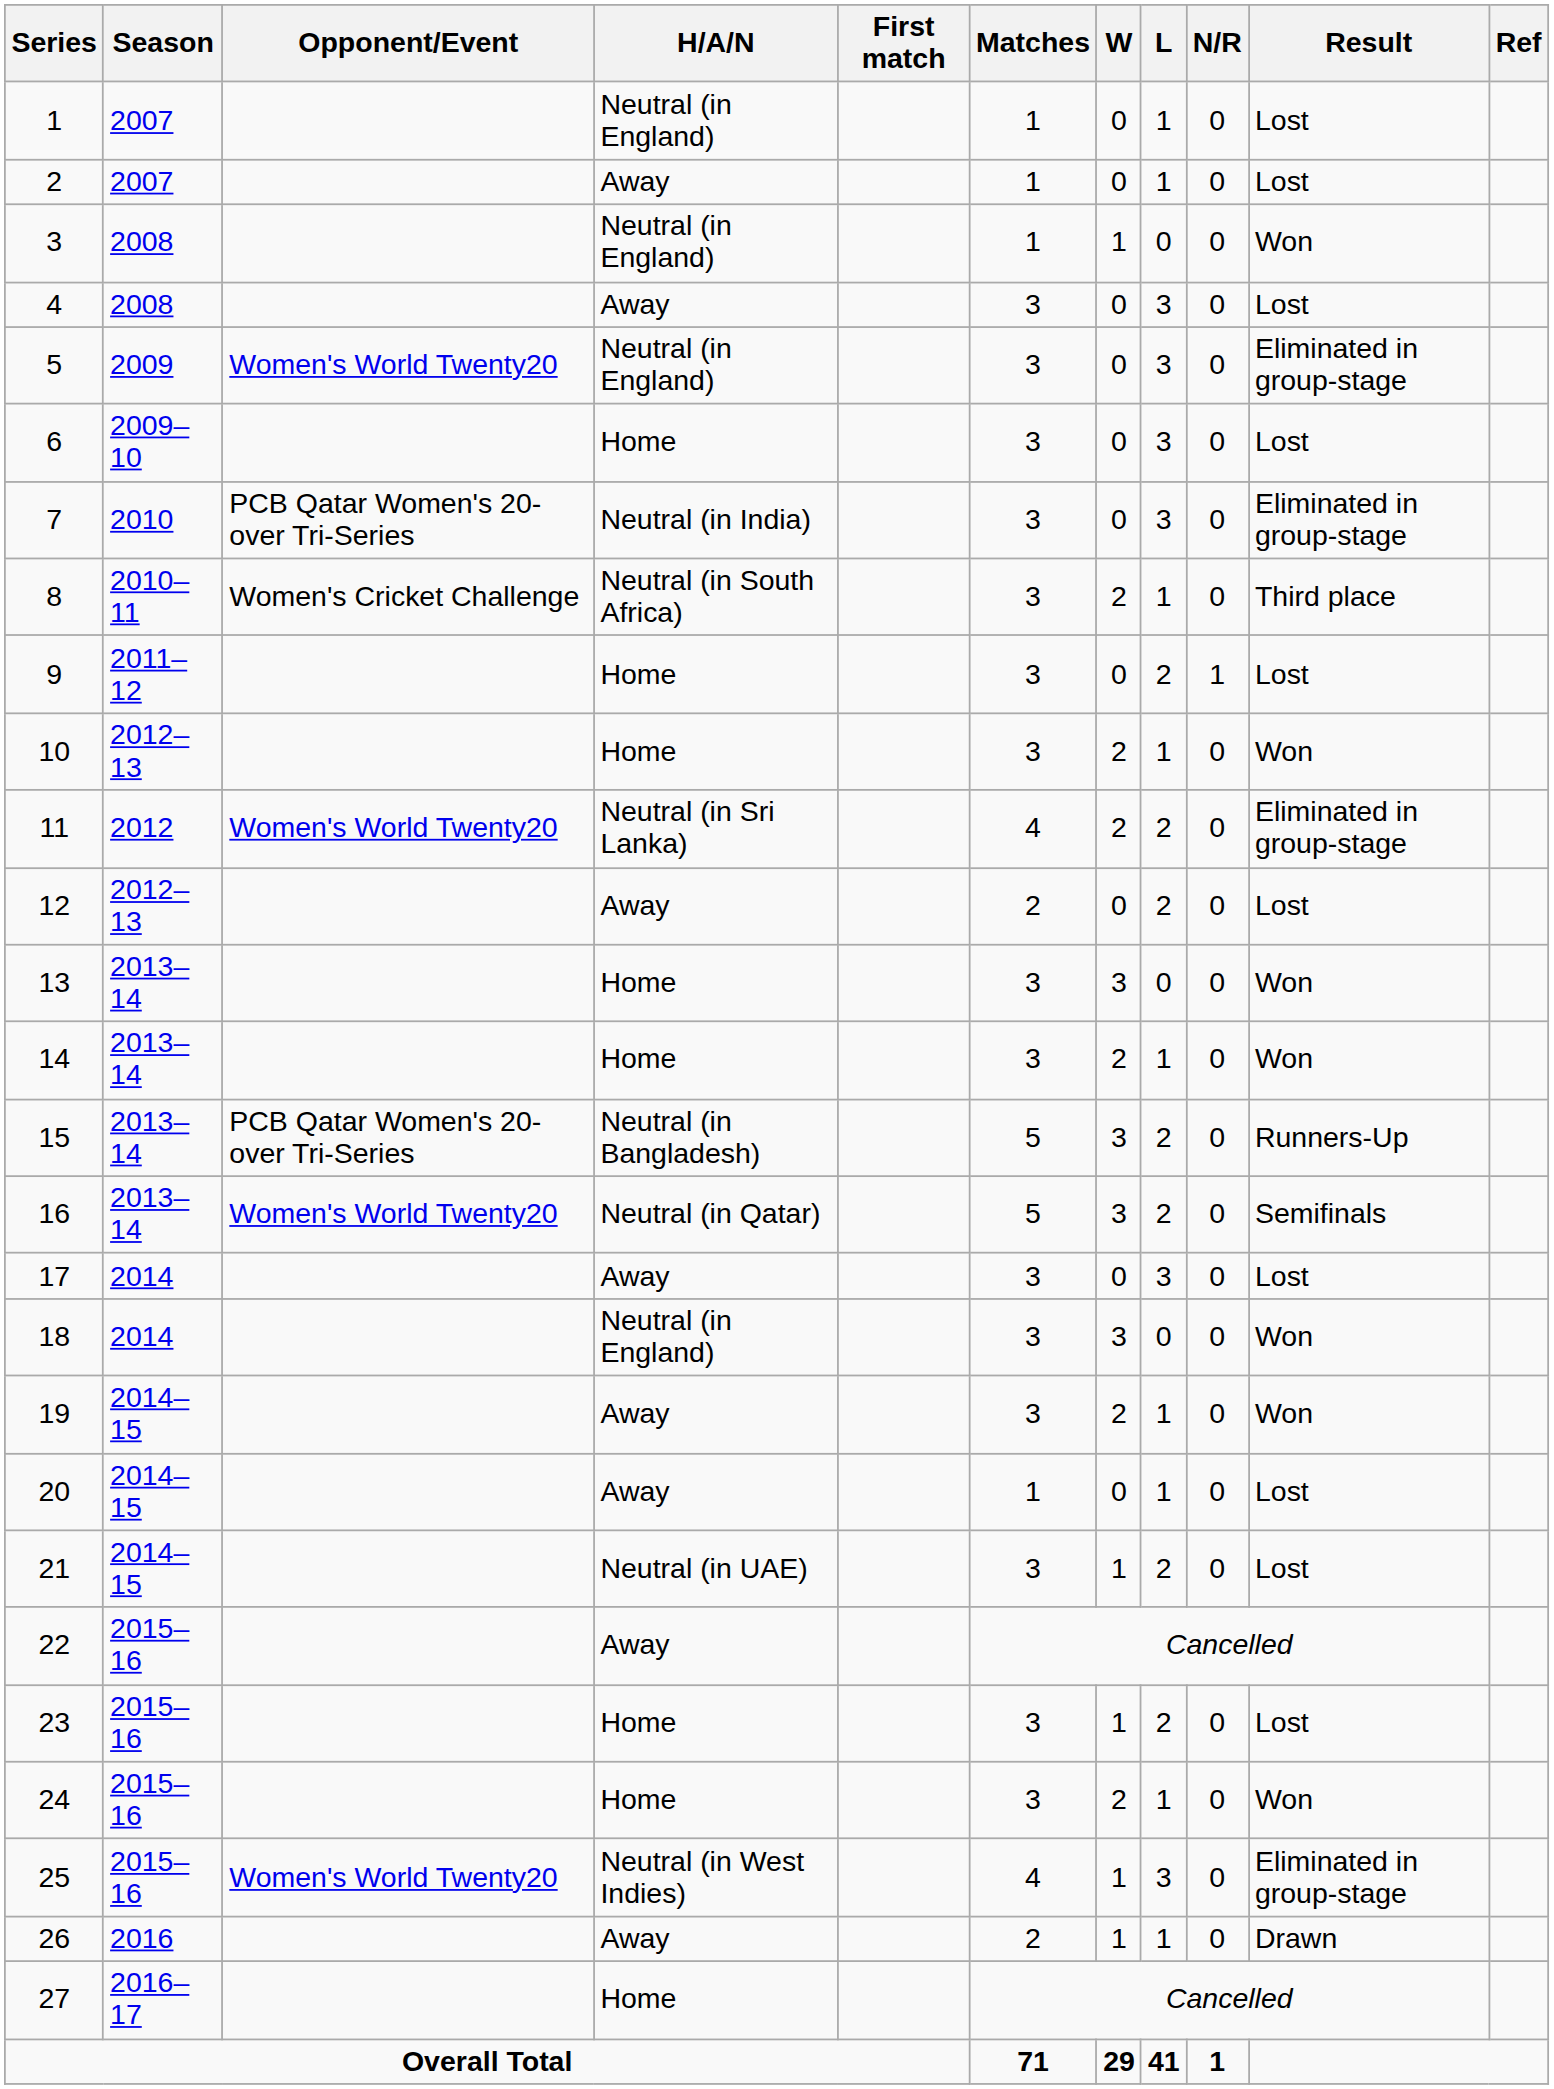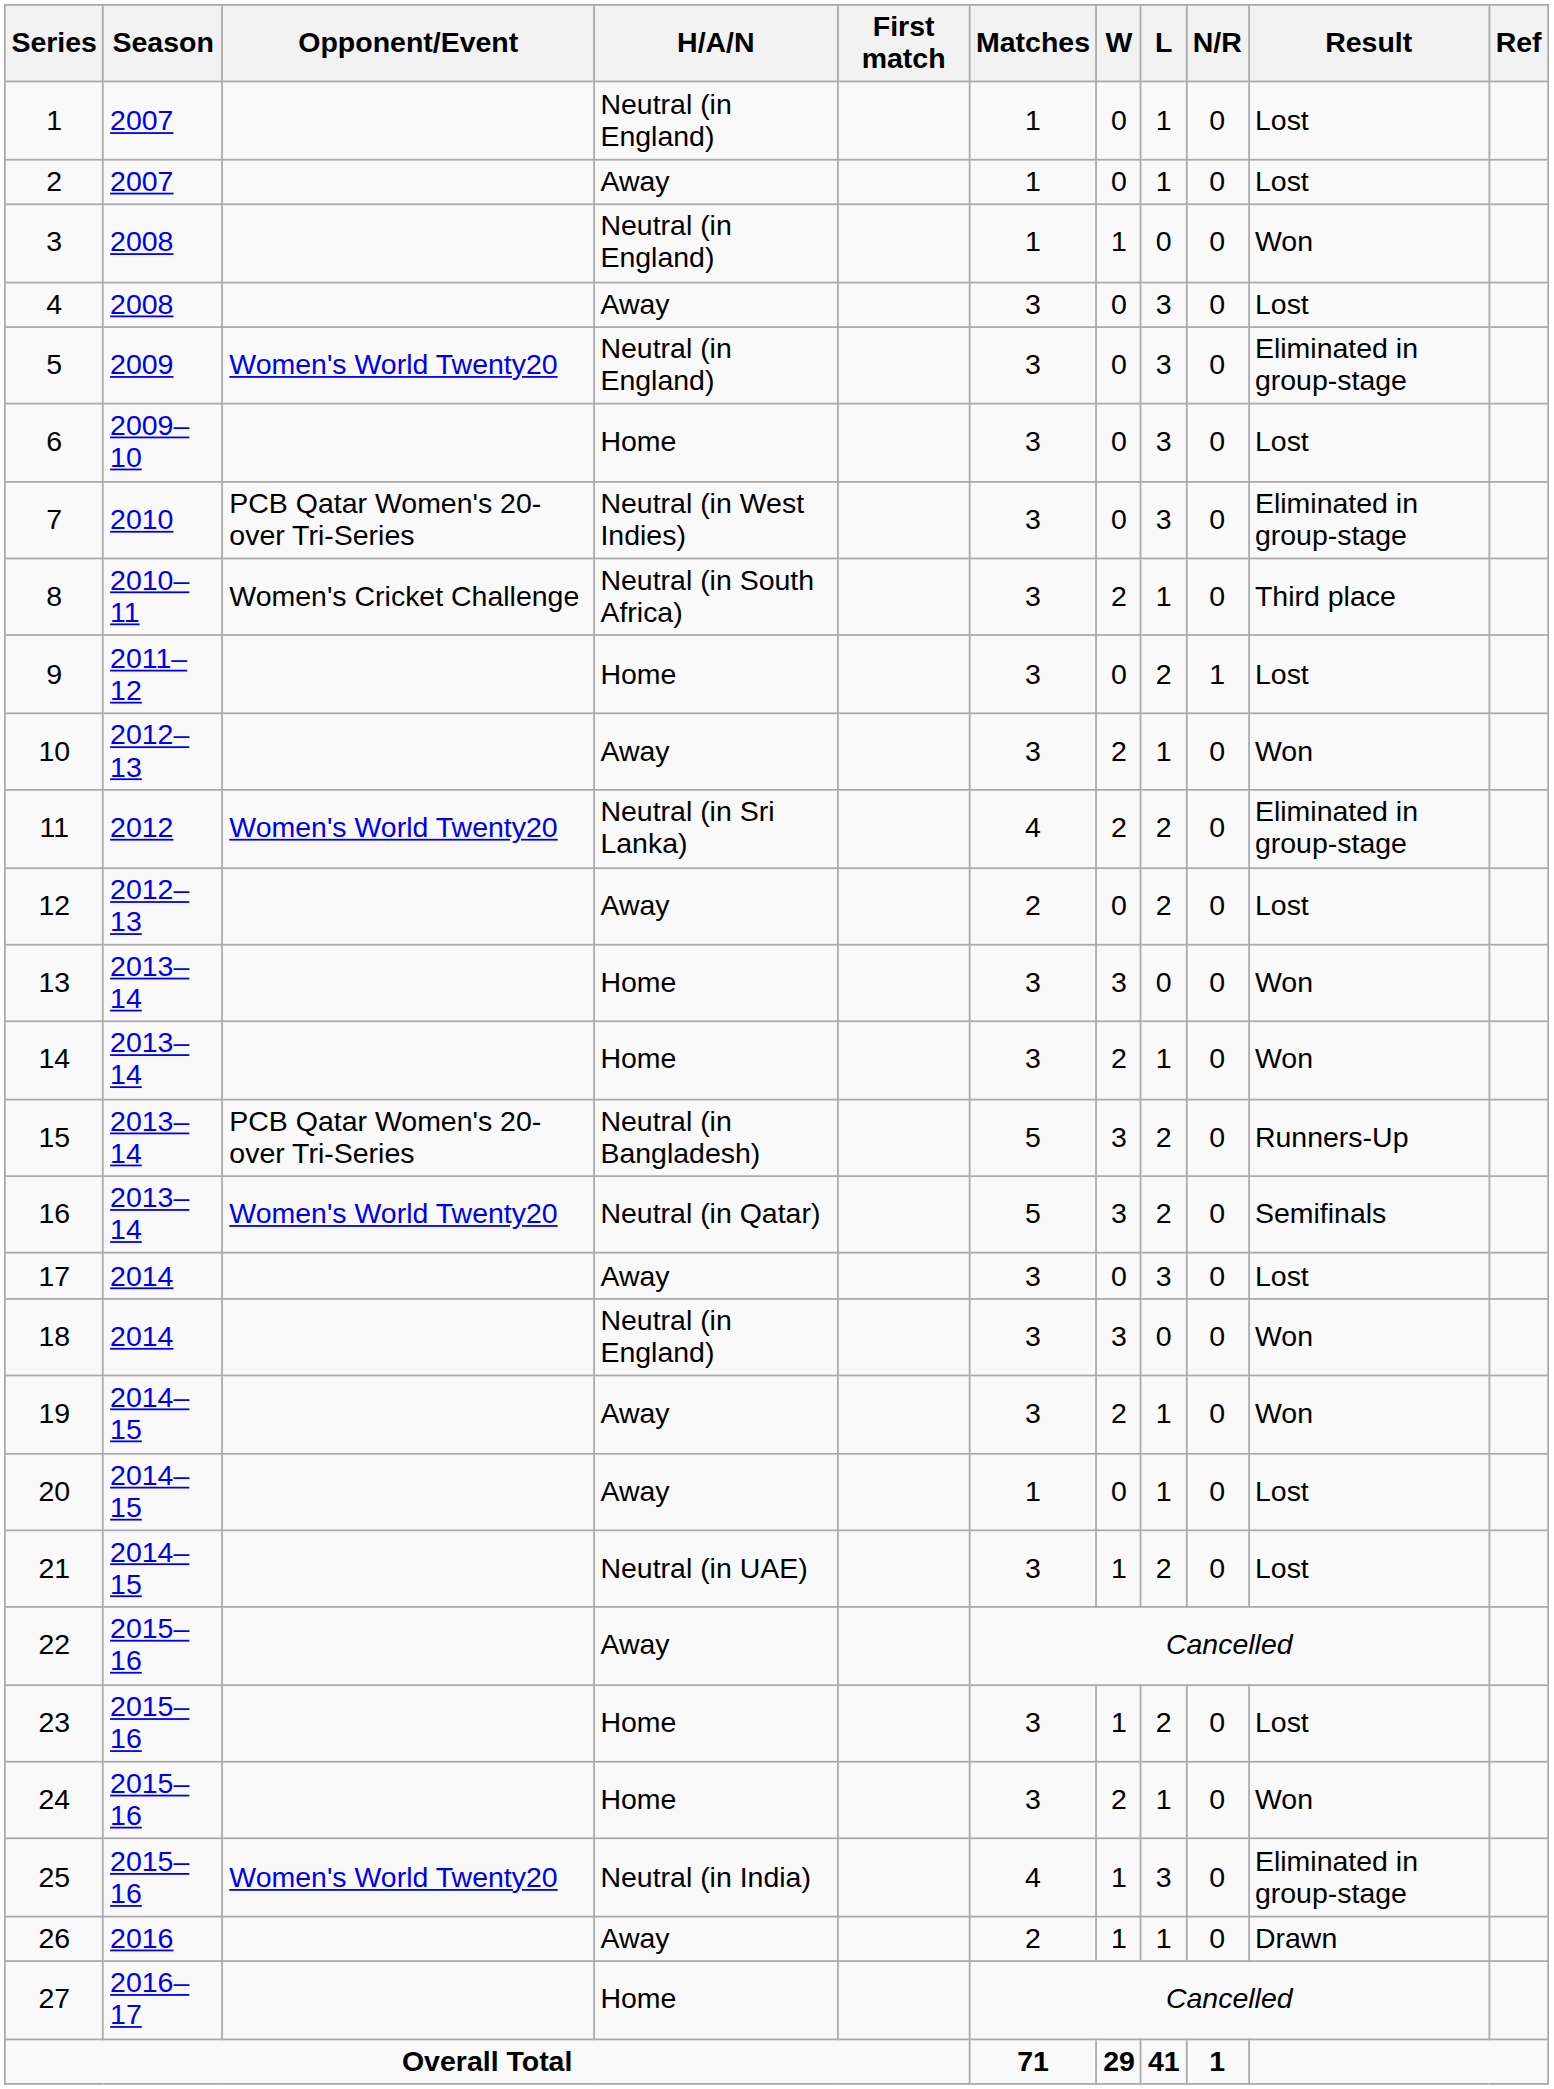(706, 519) Neutral (in India) -> (702, 519) Neutral (in West Indies)
(638, 751) Home -> (635, 751) Away
(702, 1877) Neutral (in West Indies) -> (706, 1877) Neutral (in India)
